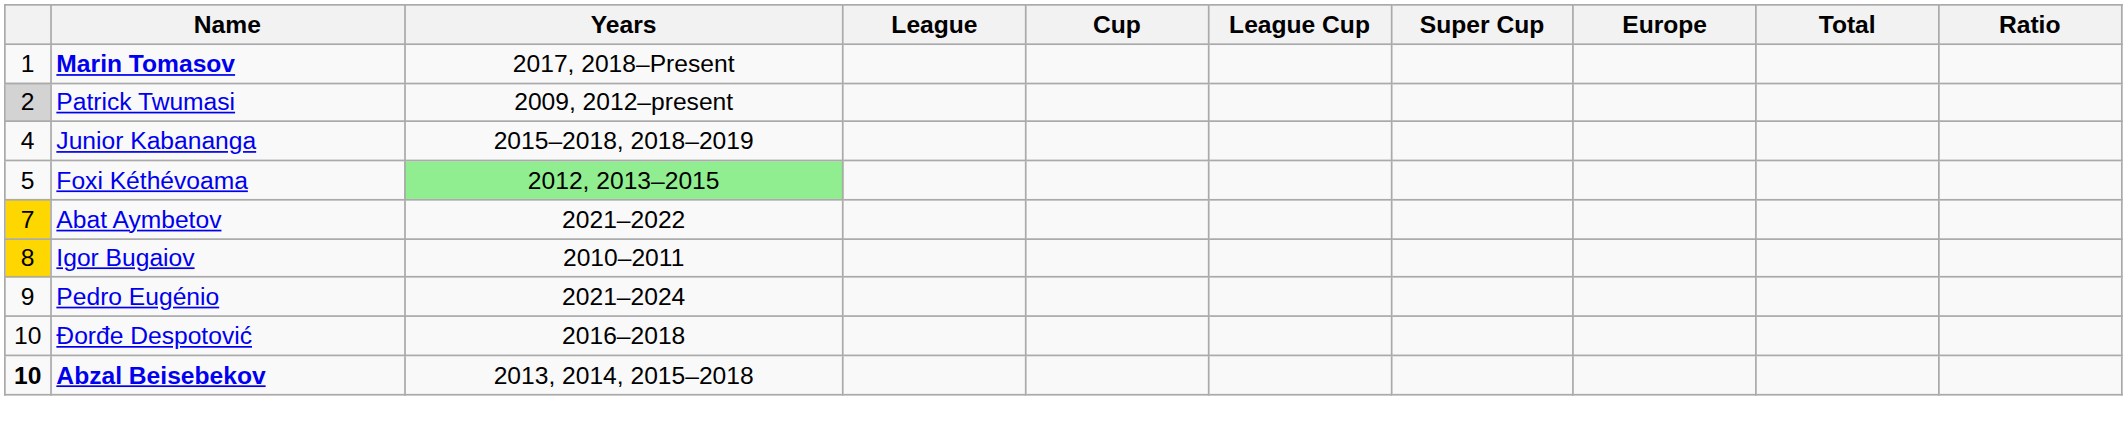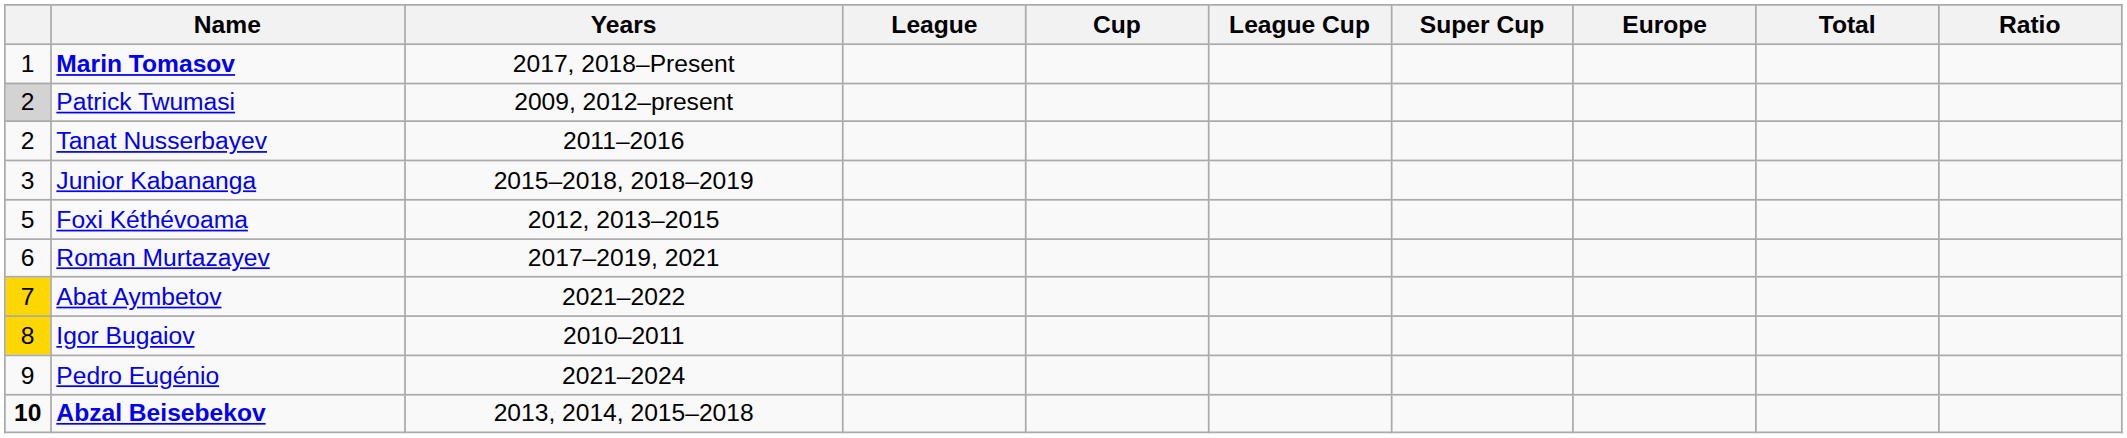+ row: (162, 141)
(28, 141) 4 -> (28, 180) 3
(624, 180) lightgreen background -> (624, 219) no background
+ row: (163, 258)
- row: (154, 336)
